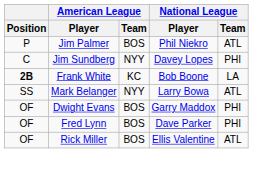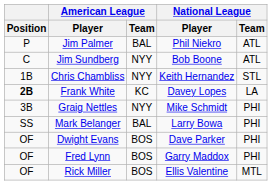(134, 44) BOS -> (142, 44) BAL
(183, 60) Davey Lopes -> (197, 60) Bob Boone
(233, 60) PHI -> (252, 60) ATL
+ row: (88, 76)
(183, 76) Bob Boone -> (197, 92) Davey Lopes
+ row: (88, 108)
(134, 92) NYY -> (142, 124) BAL
(233, 92) ATL -> (252, 124) PHI
(183, 108) Garry Maddox -> (197, 140) Dave Parker
(183, 124) Dave Parker -> (197, 156) Garry Maddox
(233, 140) ATL -> (252, 172) MTL
